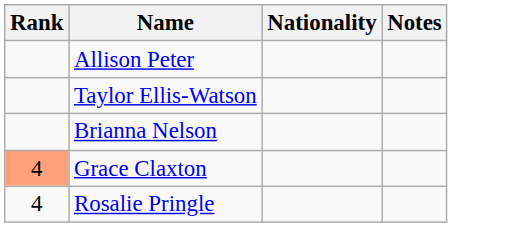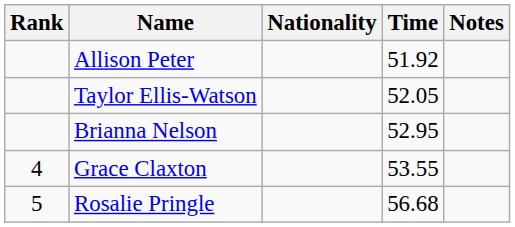+ column: (413, 22)
(37, 167) lightsalmon background -> (37, 167) no background
(37, 204) 4 -> (37, 204) 5
